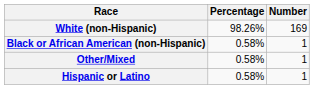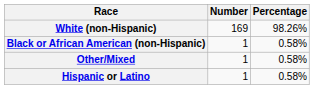columns swapped: (288, 12) <-> (237, 12)
